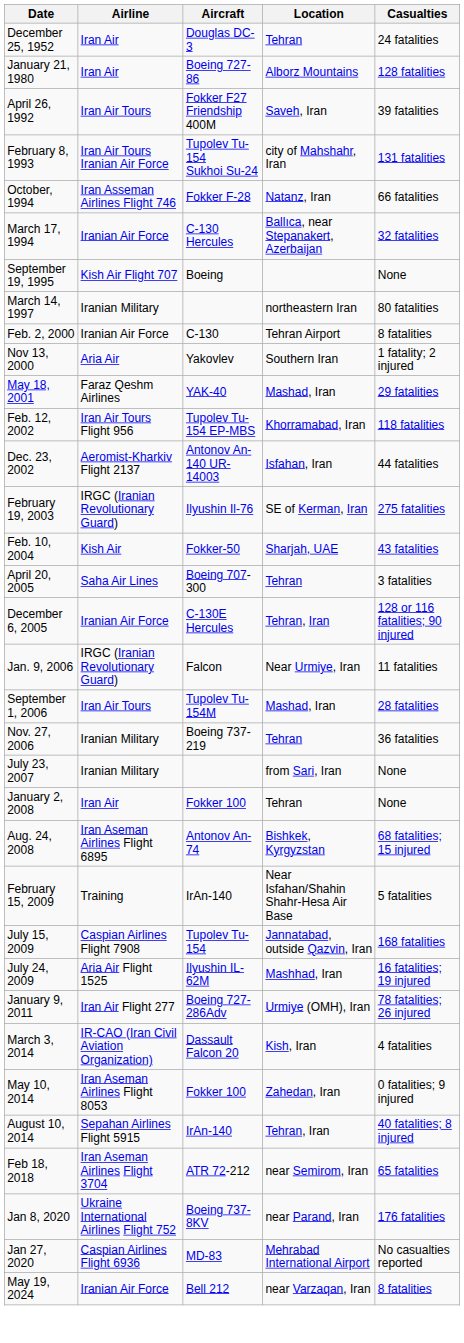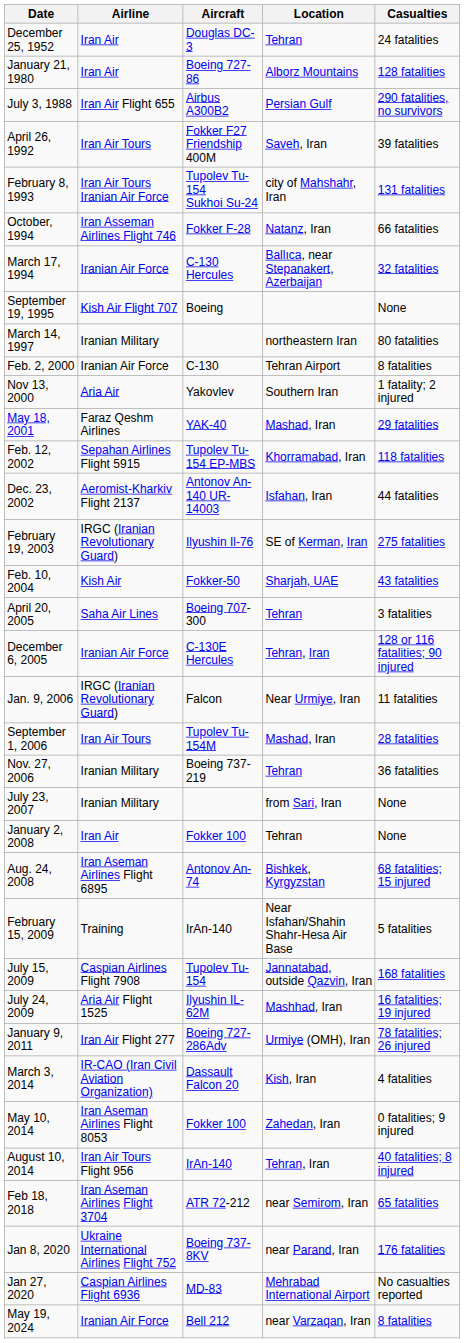+ row: (39, 104)
(116, 424) Iran Air Tours Flight 956 -> (126, 457) Sepahan Airlines Flight 5915
(126, 1131) Sepahan Airlines Flight 5915 -> (116, 1164) Iran Air Tours Flight 956
